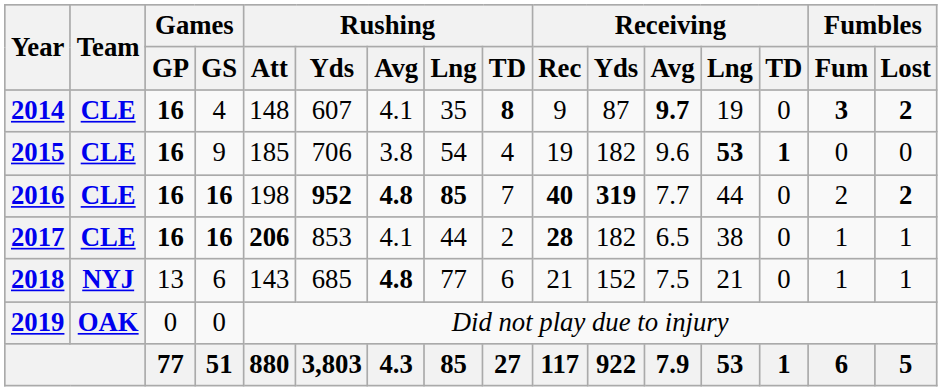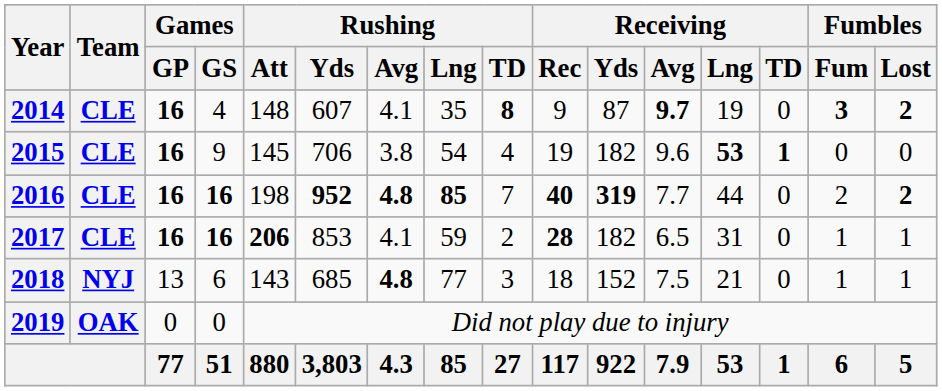(269, 152) 185 -> (269, 152) 145
(454, 237) 44 -> (454, 237) 59
(730, 237) 38 -> (730, 237) 31
(507, 279) 6 -> (507, 279) 3
(560, 279) 21 -> (560, 279) 18
